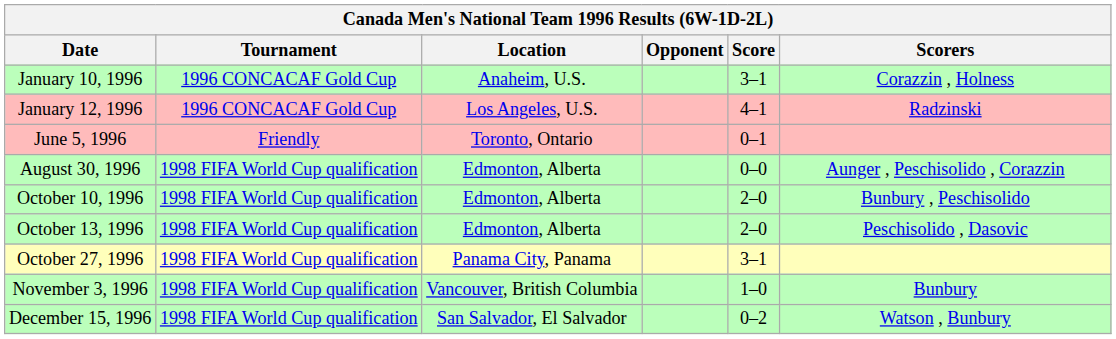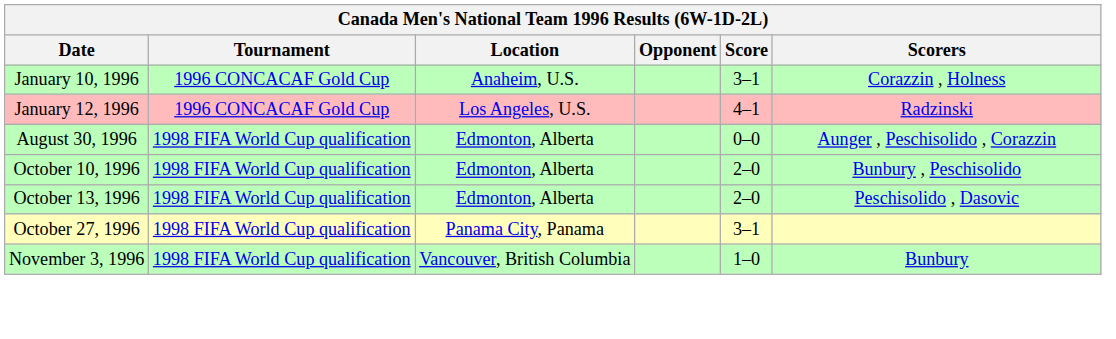- row: (80, 139)
- row: (80, 319)
